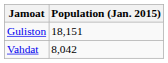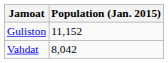(67, 31) 18,151 -> (67, 31) 11,152
